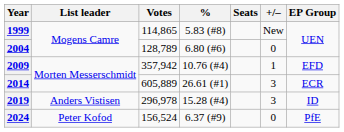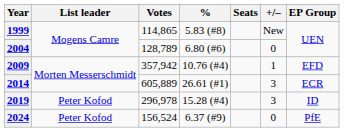(85, 100) Anders Vistisen -> (85, 100) Peter Kofod
